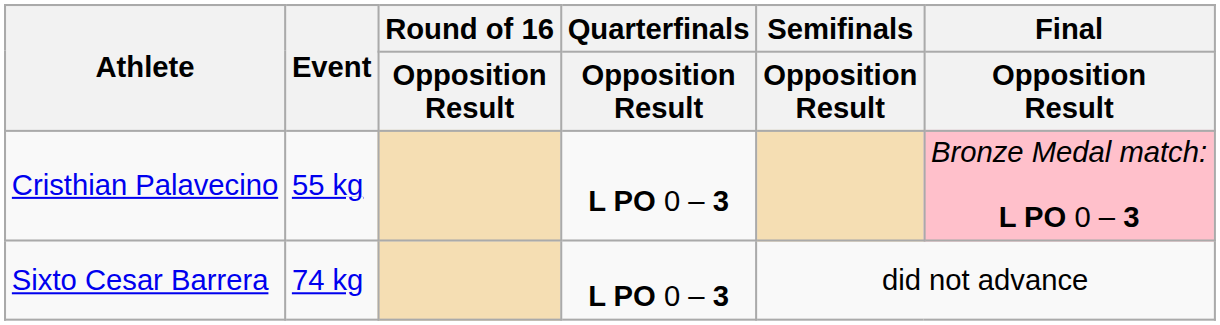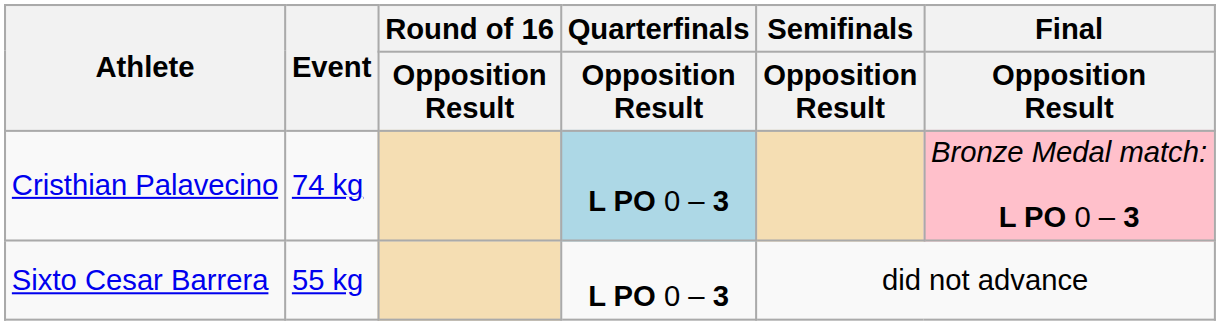(328, 186) 55 kg -> (328, 186) 74 kg
(659, 202) no background -> (659, 202) lightblue background
(328, 281) 74 kg -> (328, 281) 55 kg
